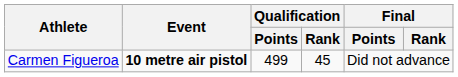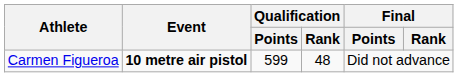(276, 61) 499 -> (276, 61) 599
(323, 61) 45 -> (323, 61) 48
